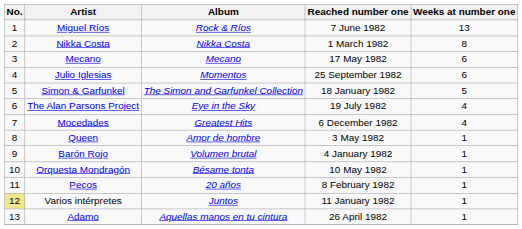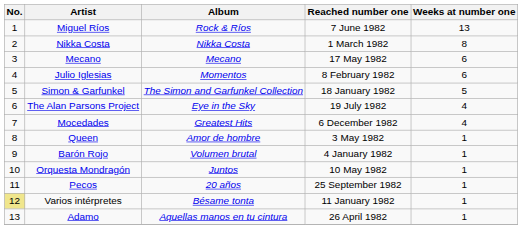(358, 75) 25 September 1982 -> (358, 75) 8 February 1982
(223, 169) Bésame tonta -> (223, 169) Juntos
(358, 185) 8 February 1982 -> (358, 185) 25 September 1982
(223, 201) Juntos -> (223, 201) Bésame tonta
